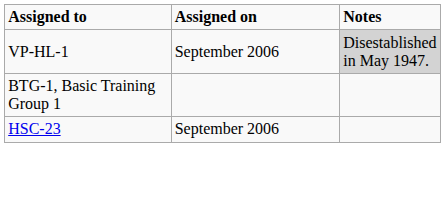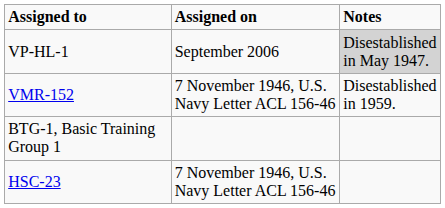+ row: (41, 94)
(227, 129) September 2006 -> (255, 181) 7 November 1946, U.S. Navy Letter ACL 156-46
